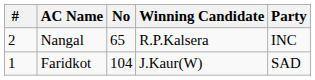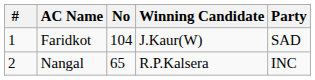rows swapped: (66, 63) <-> (62, 39)
